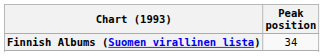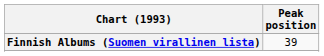(291, 42) 34 -> (291, 42) 39
